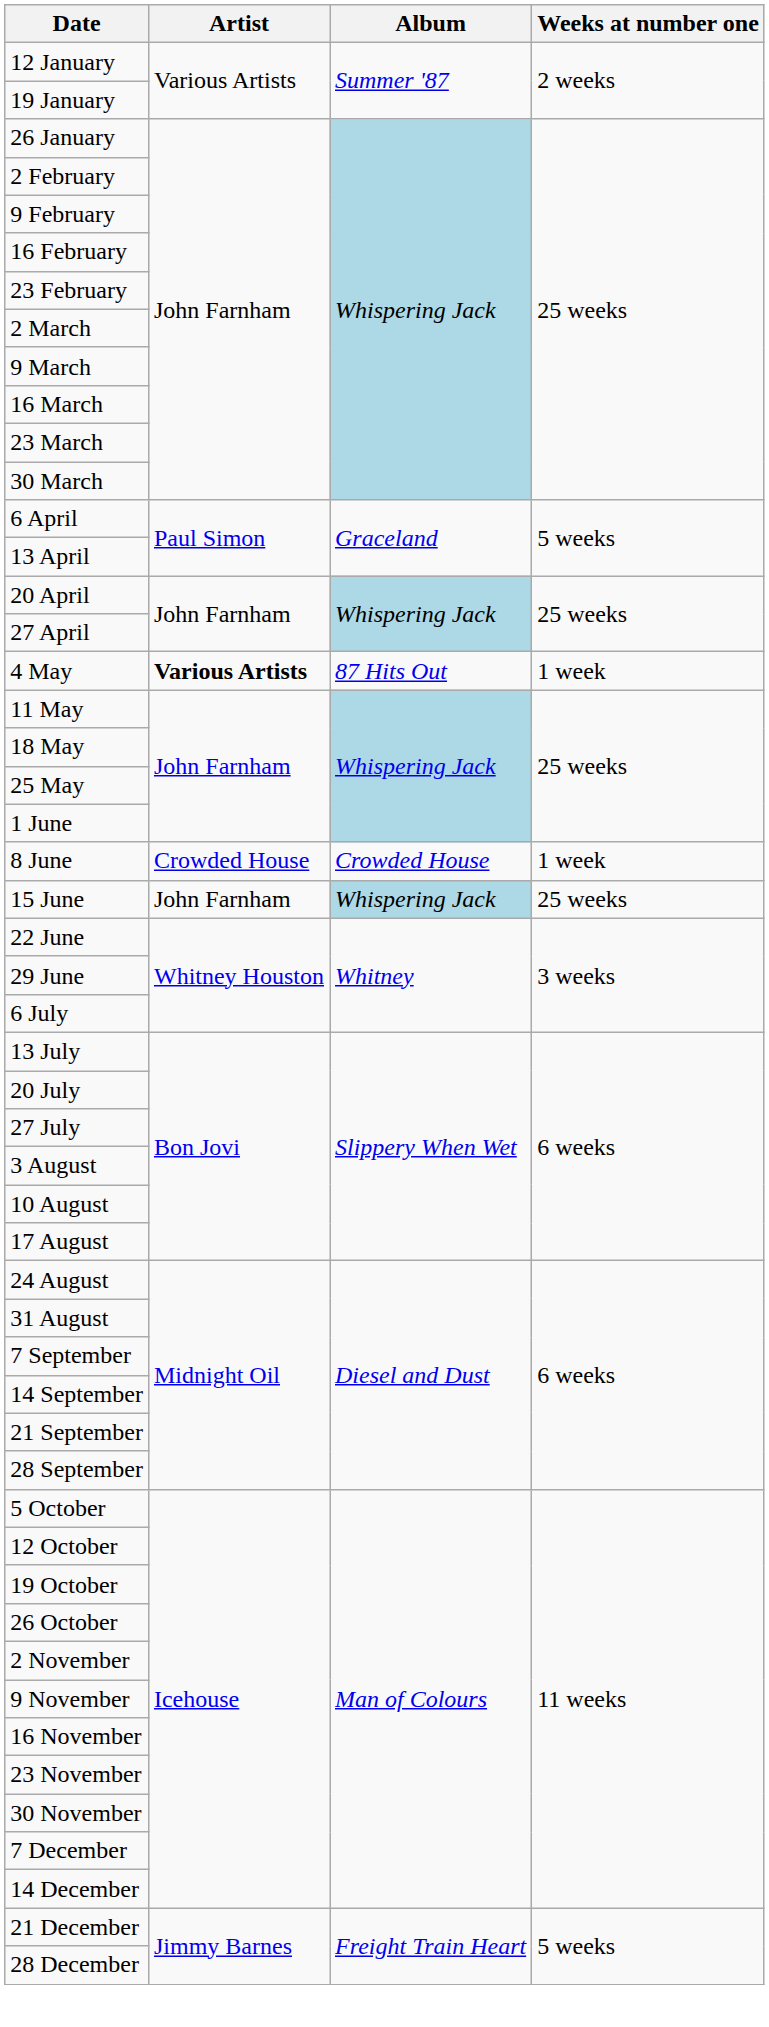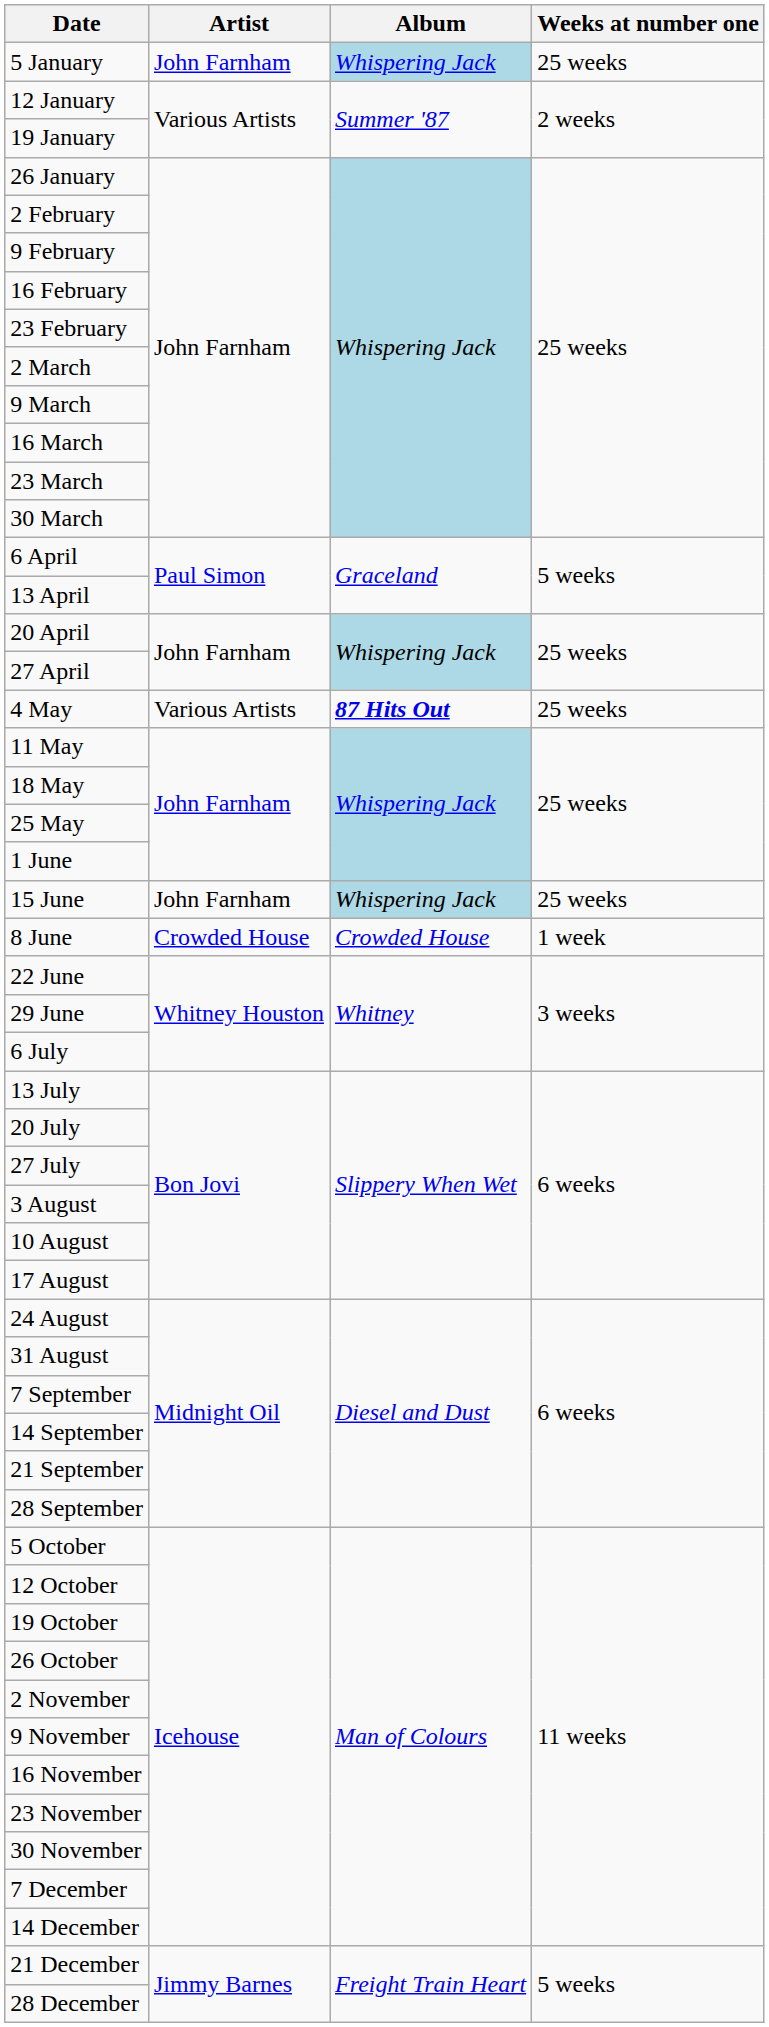+ row: (57, 61)
(231, 670) bold -> (225, 708) normal
(391, 670) normal -> (392, 708) bold
(572, 670) 1 week -> (582, 708) 25 weeks
rows swapped: (41, 860) <-> (47, 898)
